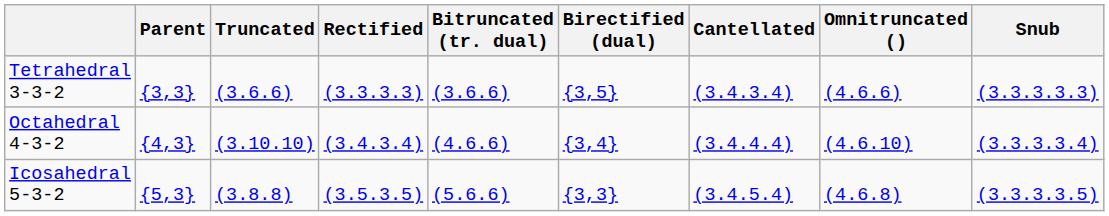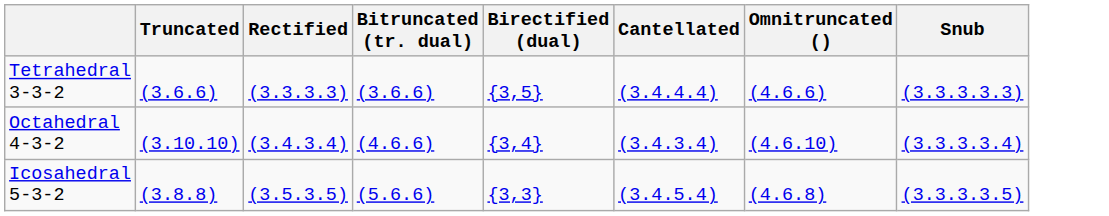- column: (173, 30)
(743, 92) (3.4.3.4) -> (668, 92) (3.4.4.4)
(743, 144) (3.4.4.4) -> (668, 144) (3.4.3.4)
